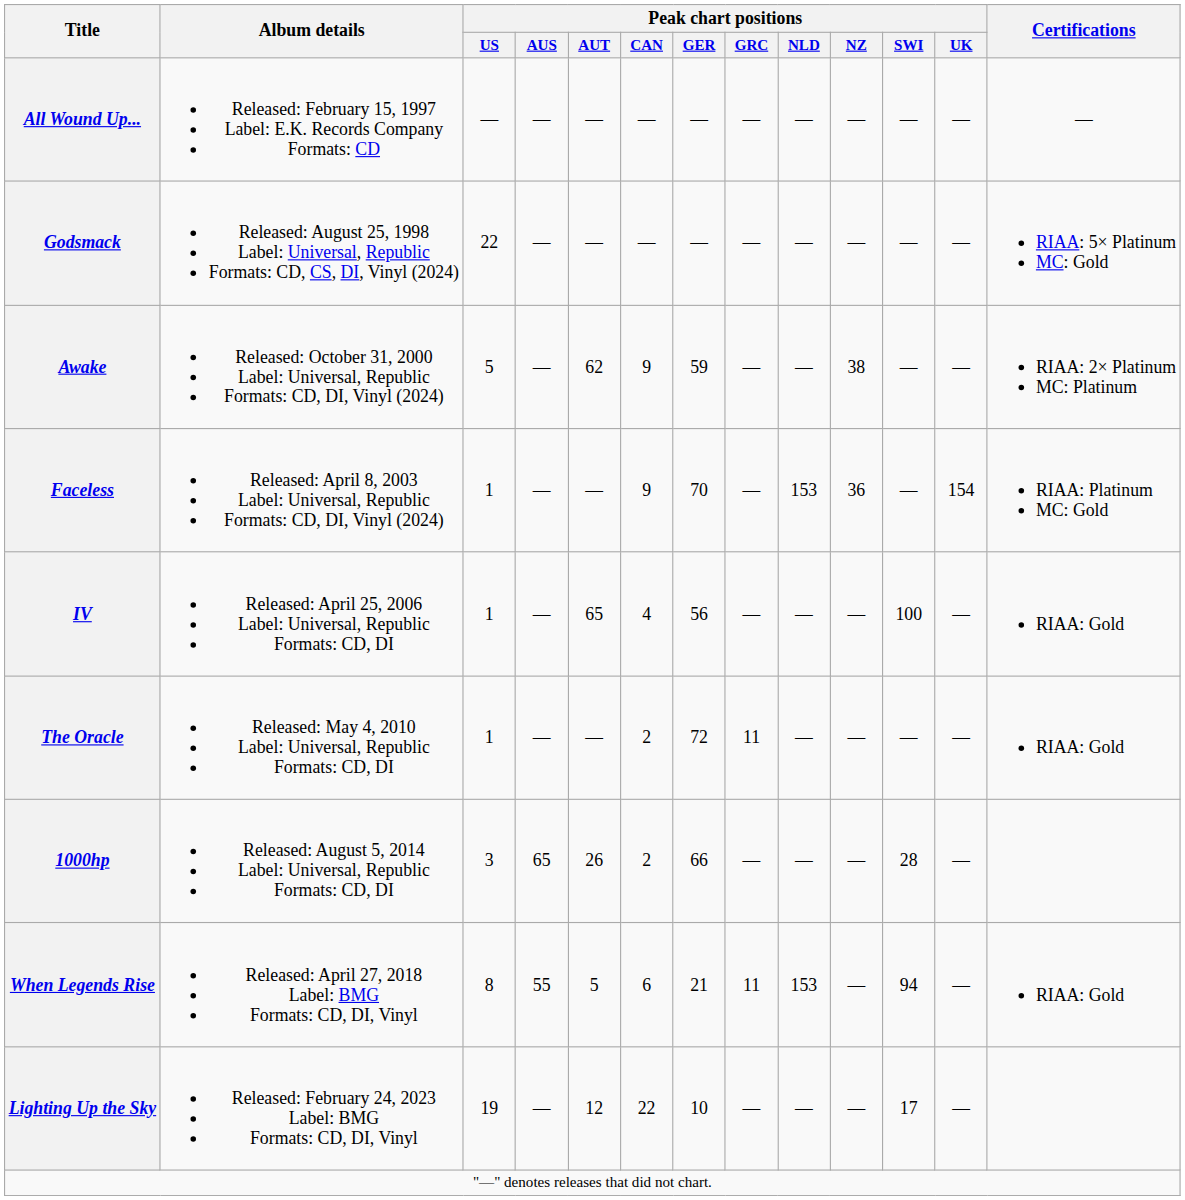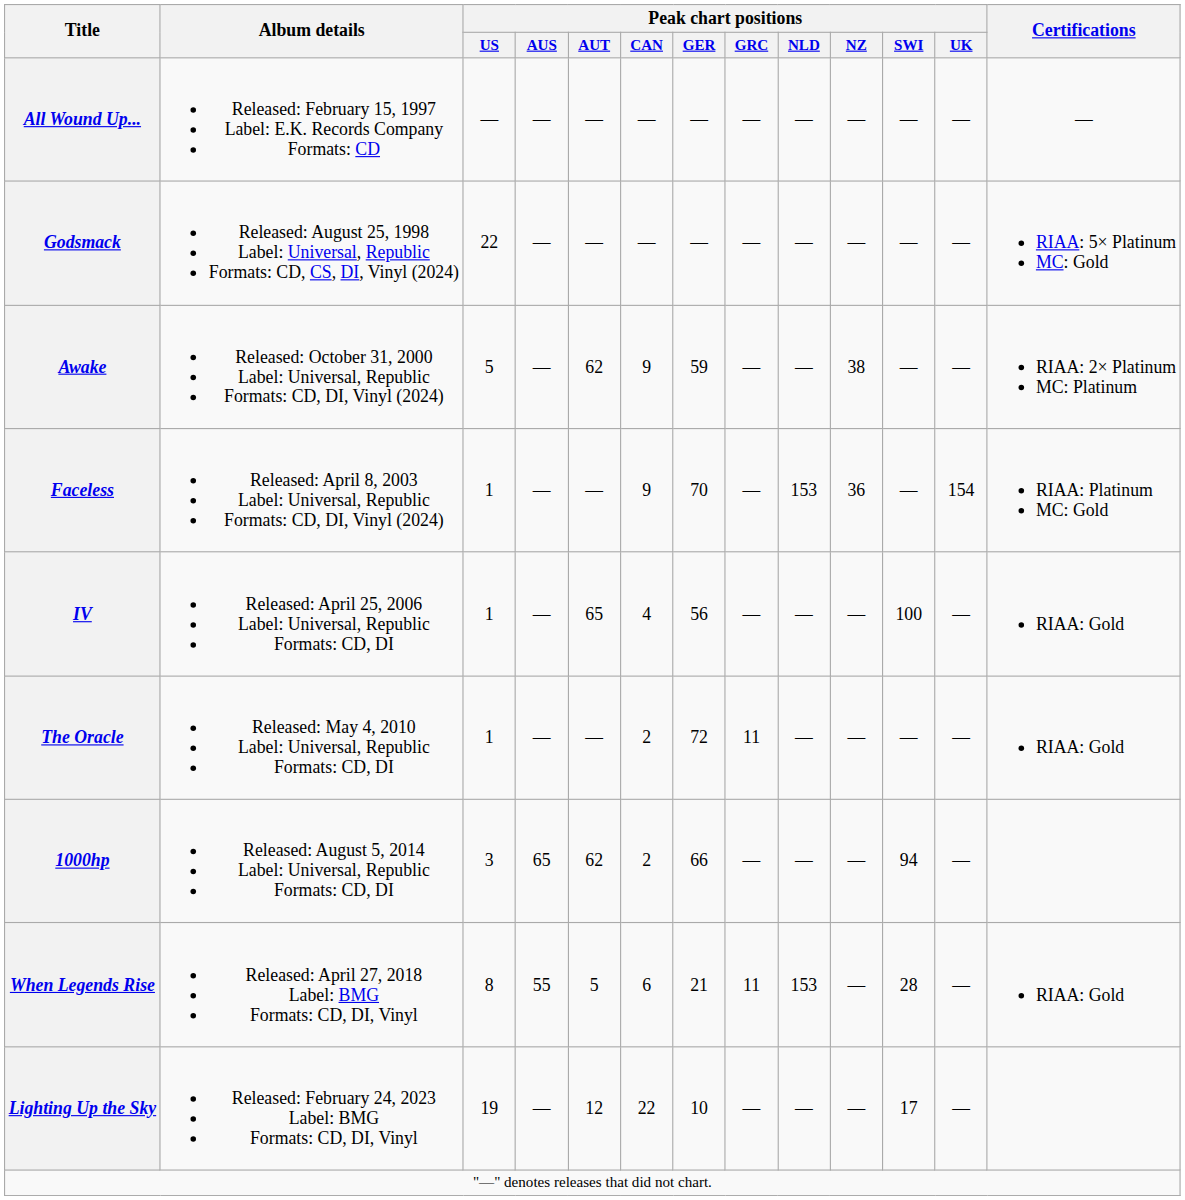(594, 861) 26 -> (594, 861) 62
(909, 861) 28 -> (909, 861) 94
(909, 984) 94 -> (909, 984) 28
